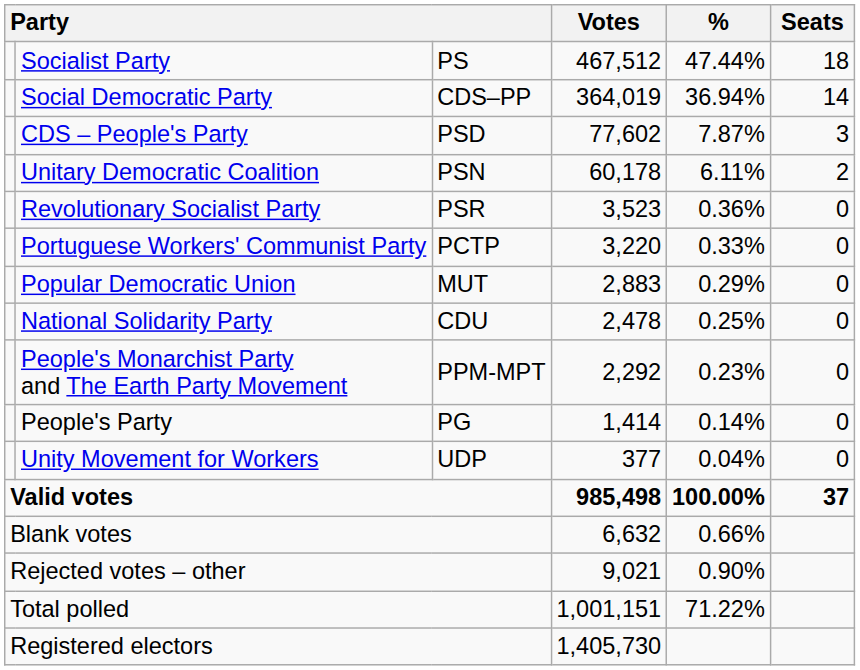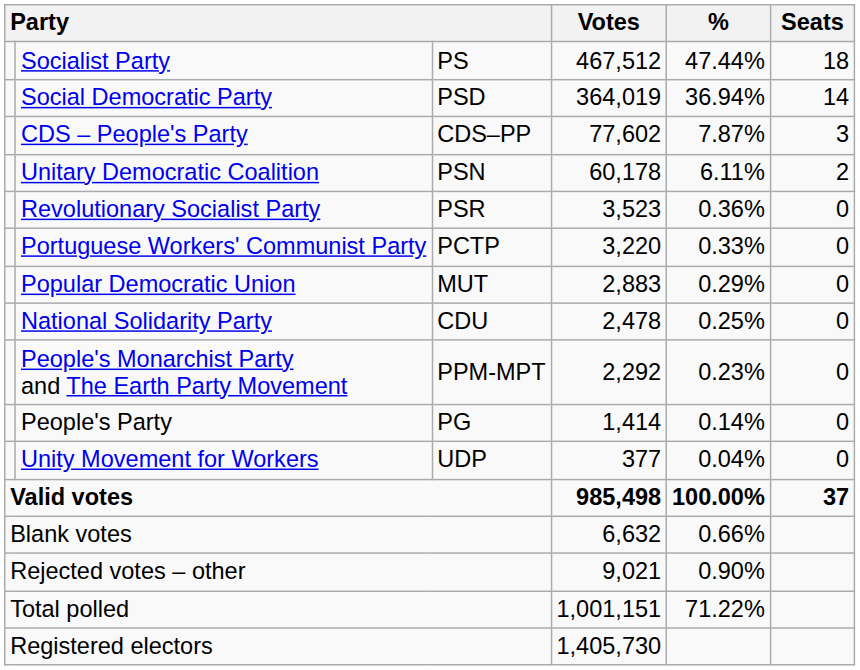(484, 97) CDS–PP -> (461, 97) PSD
(461, 135) PSD -> (484, 135) CDS–PP
